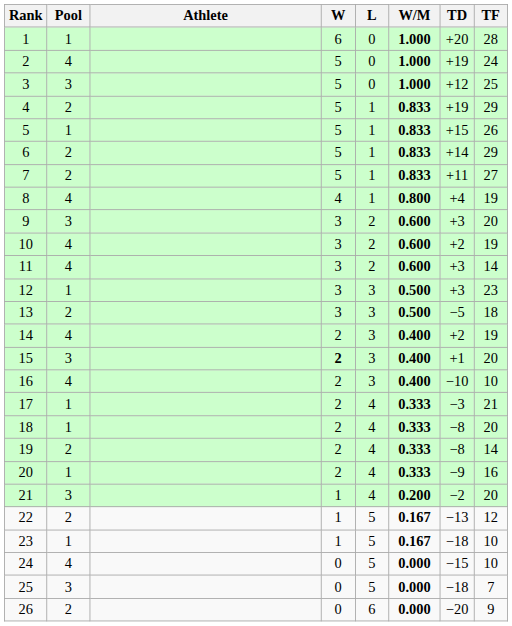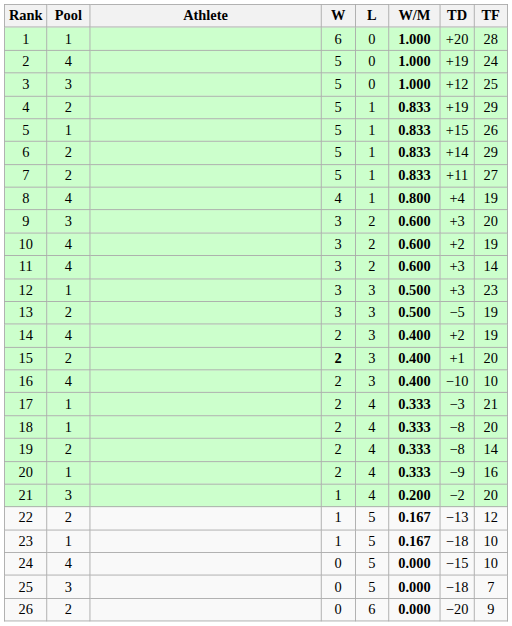(491, 312) 18 -> (491, 312) 19
(68, 358) 3 -> (68, 358) 2
